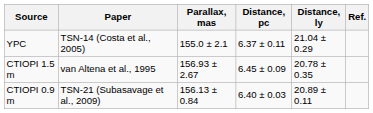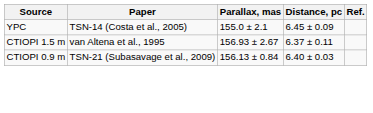- column: (319, 17)
(262, 43) 6.37 ± 0.11 -> (310, 27) 6.45 ± 0.09
(262, 69) 6.45 ± 0.09 -> (309, 42) 6.37 ± 0.11
